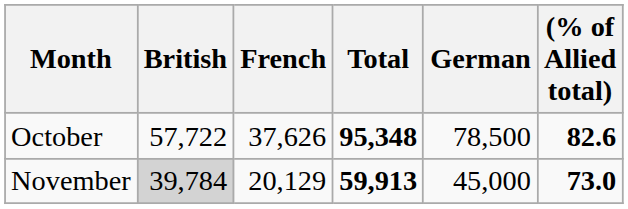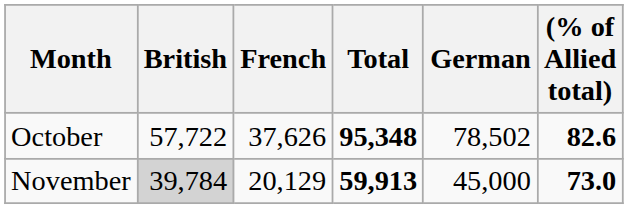(492, 135) 78,500 -> (492, 135) 78,502
